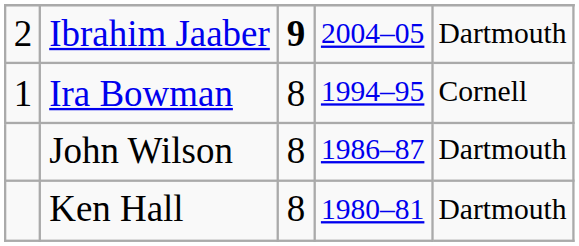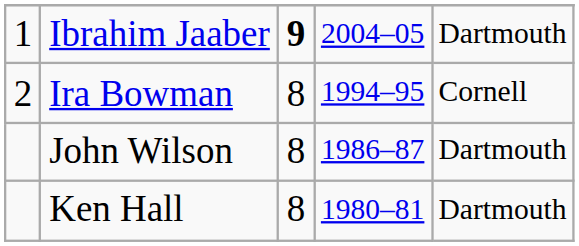(23, 33) 2 -> (23, 33) 1
(23, 92) 1 -> (23, 92) 2
